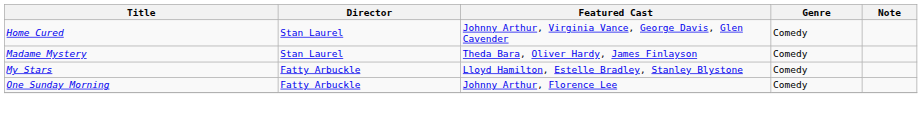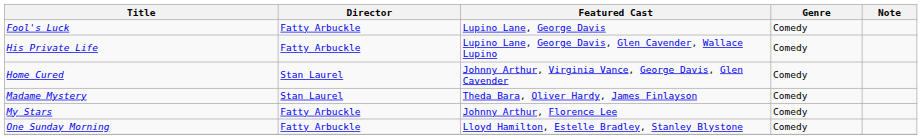+ row: (38, 28)
+ row: (52, 49)
(603, 69) Lloyd Hamilton, Estelle Bradley, Stanley Blystone -> (540, 111) Johnny Arthur, Florence Lee
(540, 85) Johnny Arthur, Florence Lee -> (603, 127) Lloyd Hamilton, Estelle Bradley, Stanley Blystone
